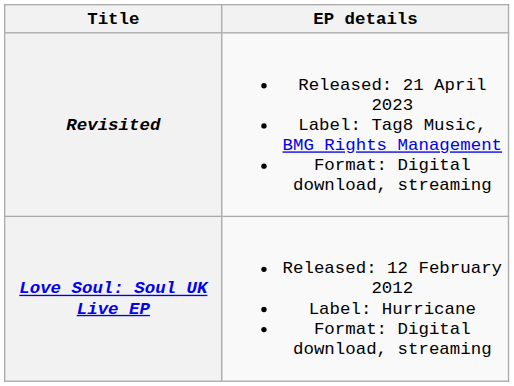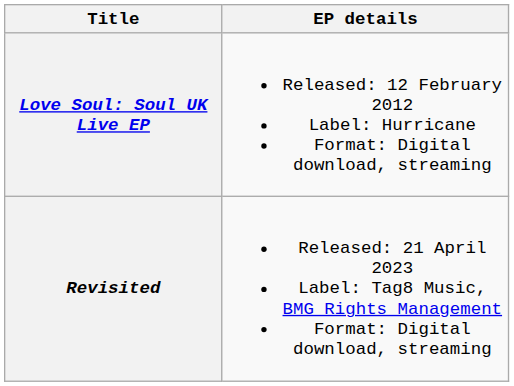rows swapped: (113, 299) <-> (113, 125)
